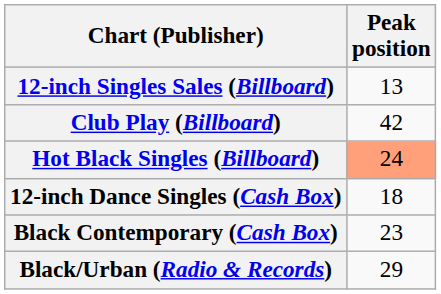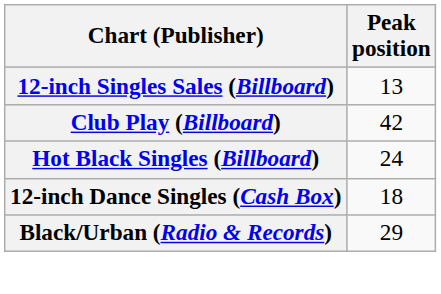(391, 159) lightsalmon background -> (391, 159) no background
- row: (176, 232)
